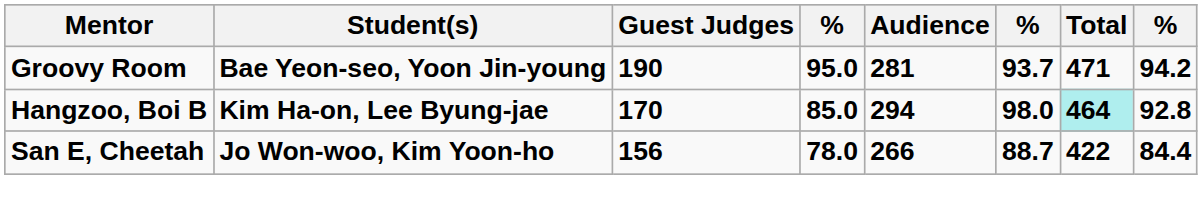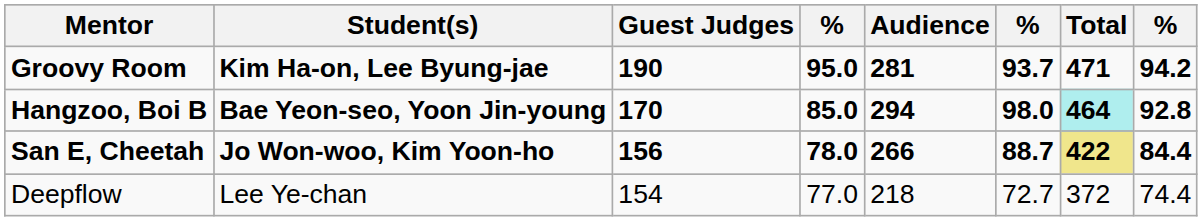(413, 67) Bae Yeon-seo, Yoon Jin-young -> (384, 67) Kim Ha-on, Lee Byung-jae
(384, 109) Kim Ha-on, Lee Byung-jae -> (413, 109) Bae Yeon-seo, Yoon Jin-young
(1088, 151) no background -> (1088, 151) khaki background
+ row: (66, 194)
